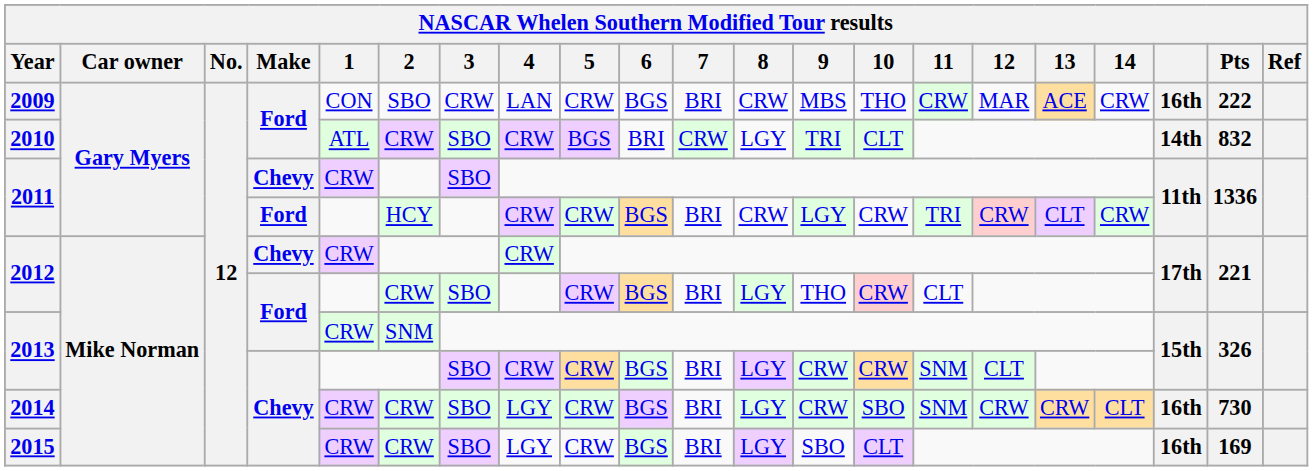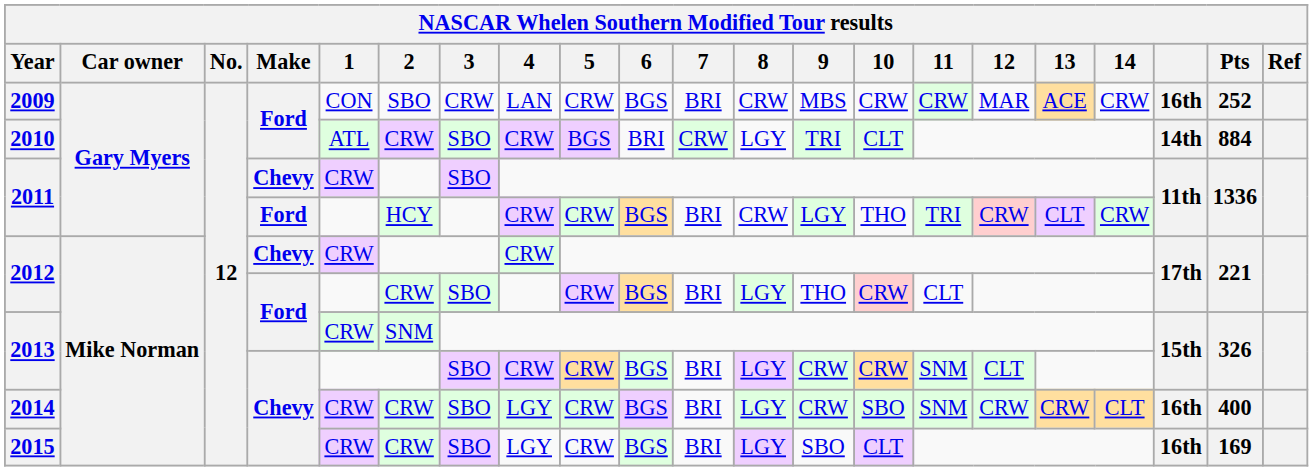(883, 100) THO -> (883, 100) CRW
(1235, 100) 222 -> (1235, 100) 252
(1235, 139) 832 -> (1235, 139) 884
(883, 215) CRW -> (883, 215) THO
(1235, 408) 730 -> (1235, 408) 400
